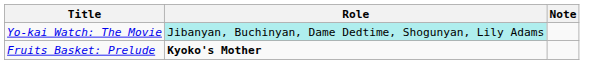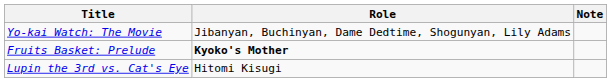(356, 32) paleturquoise background -> (383, 32) no background
+ row: (98, 68)
